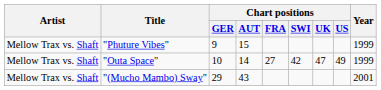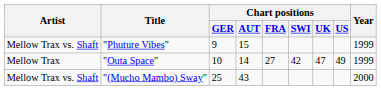(52, 61) Mellow Trax vs. Shaft -> (33, 61) Mellow Trax
(217, 77) 29 -> (217, 77) 25
(363, 77) 2001 -> (363, 77) 2000
